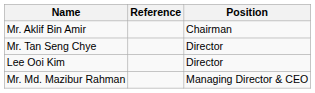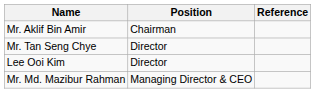columns swapped: (247, 12) <-> (156, 12)
